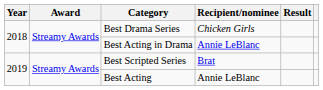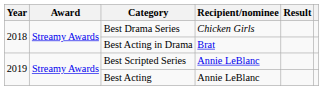(229, 45) Annie LeBlanc -> (206, 45) Brat
(206, 61) Brat -> (229, 61) Annie LeBlanc
